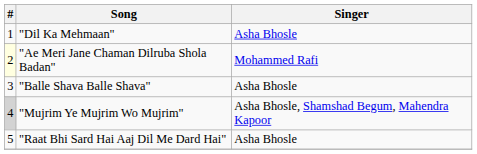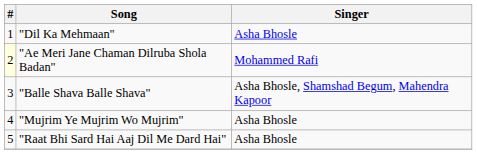(266, 86) Asha Bhosle -> (341, 93) Asha Bhosle, Shamshad Begum, Mahendra Kapoor
(10, 113) lightgrey background -> (10, 120) no background
(341, 113) Asha Bhosle, Shamshad Begum, Mahendra Kapoor -> (266, 120) Asha Bhosle
